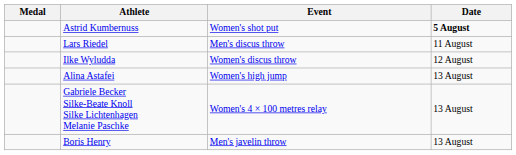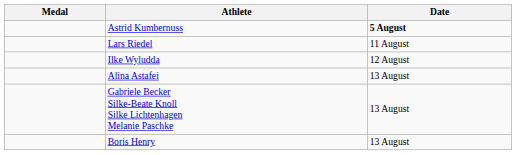- column: (319, 12)
